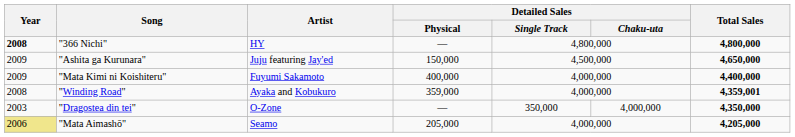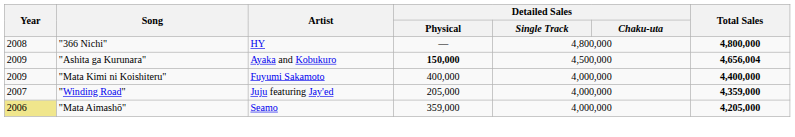(17, 44) bold -> (17, 44) normal
(291, 60) Juju featuring Jay'ed -> (293, 60) Ayaka and Kobukuro
(442, 60) normal -> (443, 60) bold
(740, 60) 4,650,000 -> (740, 60) 4,656,004
(17, 92) 2008 -> (17, 92) 2007
(293, 92) Ayaka and Kobukuro -> (292, 92) Juju featuring Jay'ed
(442, 92) 359,000 -> (443, 92) 205,000
(740, 92) 4,359,001 -> (740, 92) 4,359,000
- row: (97, 108)
(442, 124) 205,000 -> (443, 108) 359,000
